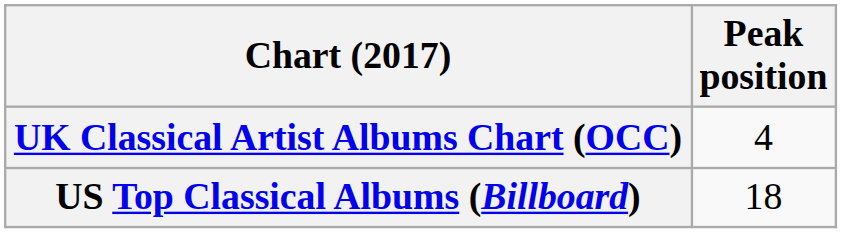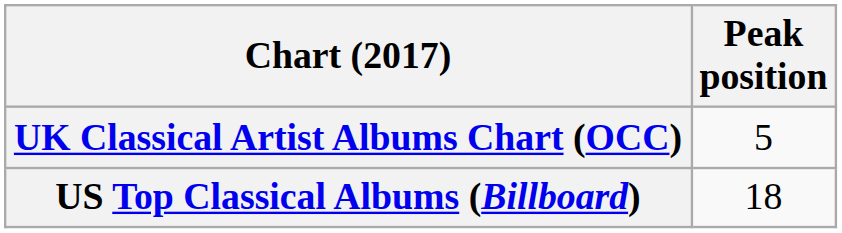(763, 136) 4 -> (763, 136) 5
